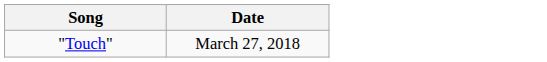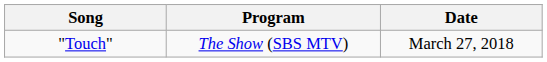+ column: (273, 17)
